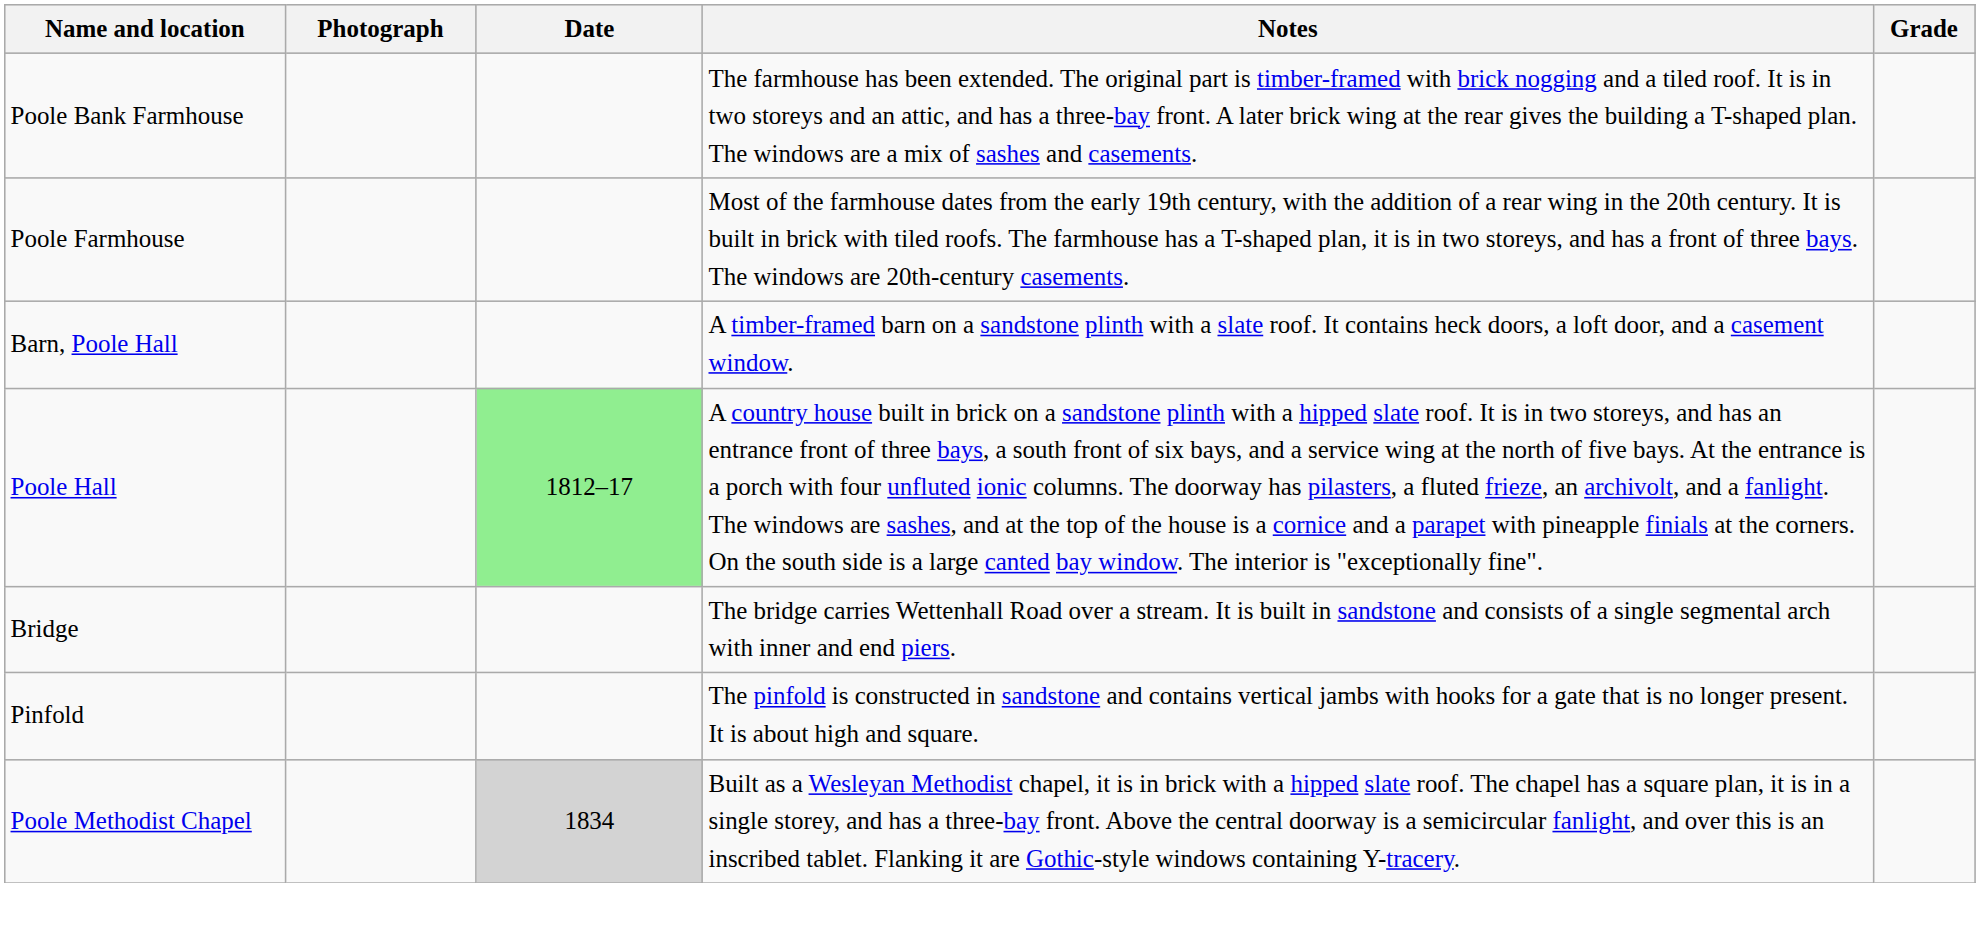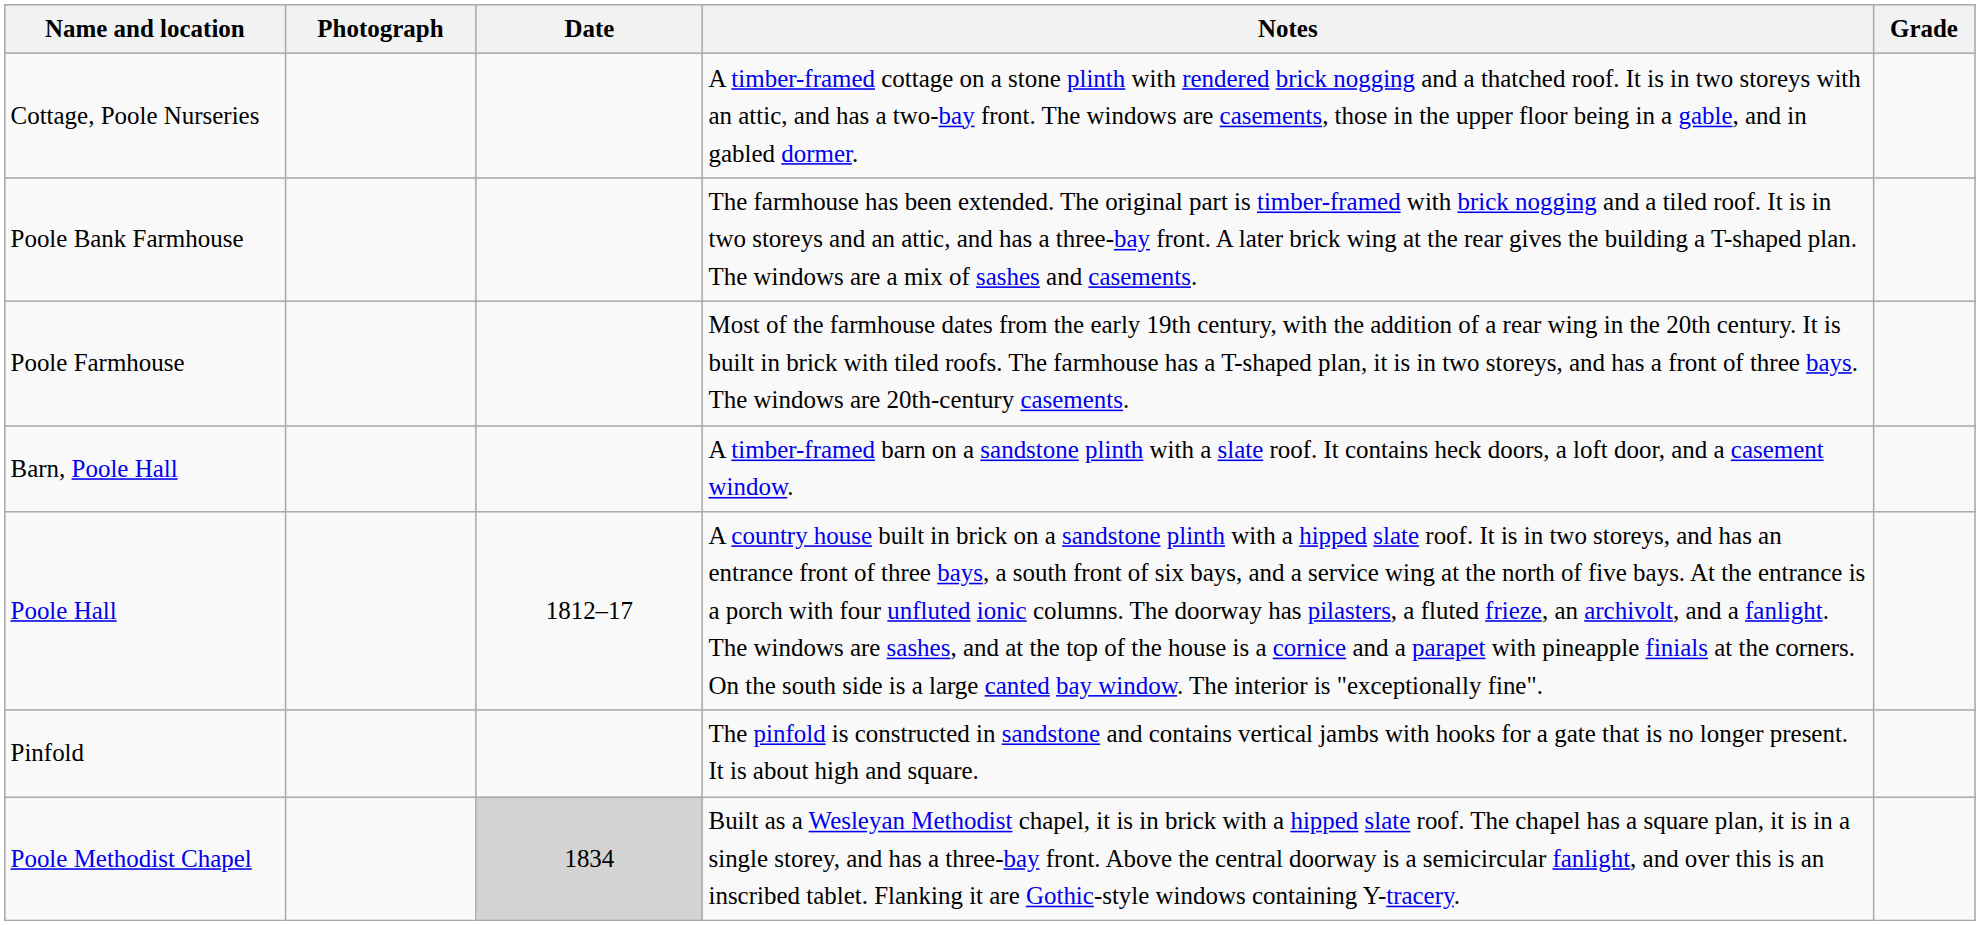+ row: (135, 115)
(589, 486) lightgreen background -> (589, 610) no background
- row: (44, 629)
